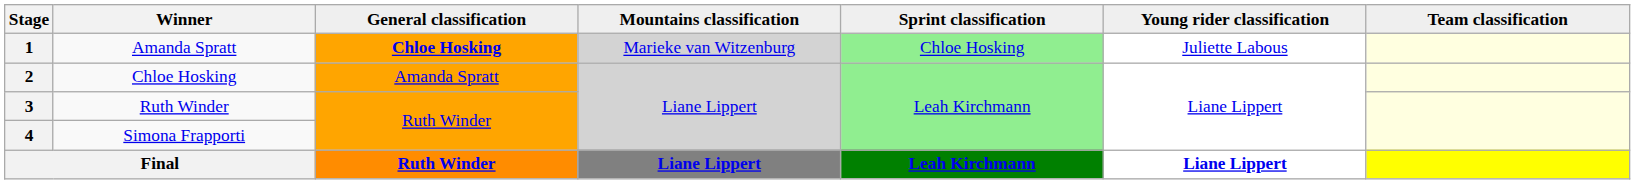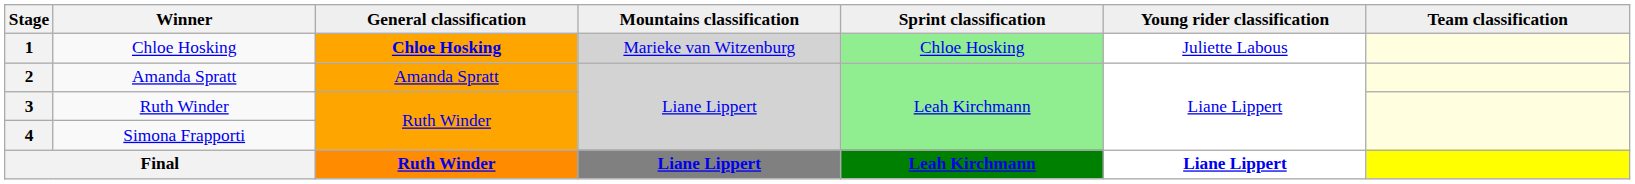(184, 48) Amanda Spratt -> (184, 48) Chloe Hosking
(184, 77) Chloe Hosking -> (184, 77) Amanda Spratt
